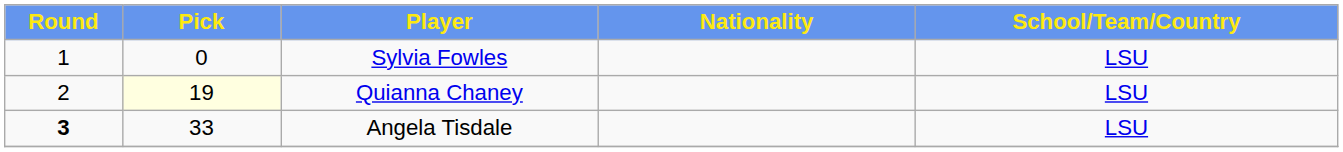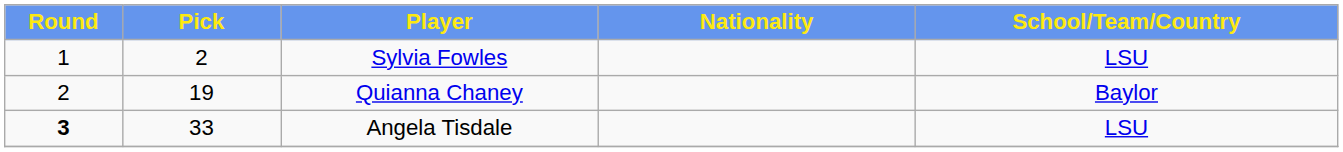(201, 57) 0 -> (201, 57) 2
(201, 92) lightyellow background -> (201, 92) no background
(1126, 92) LSU -> (1126, 92) Baylor
